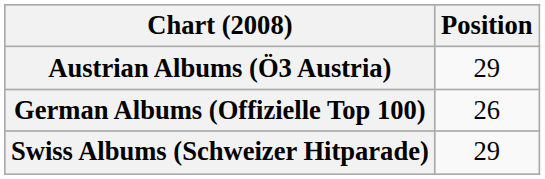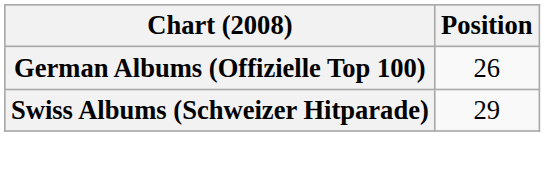- row: (220, 67)
